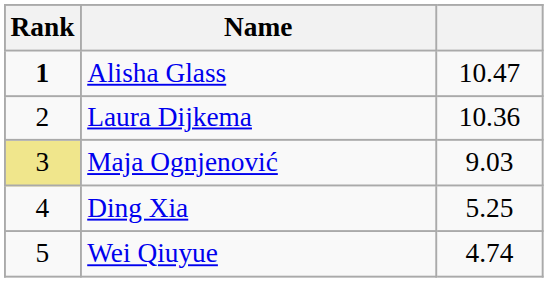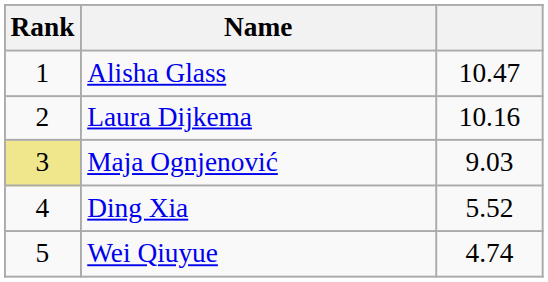(42, 72) bold -> (42, 72) normal
(490, 117) 10.36 -> (490, 117) 10.16
(490, 207) 5.25 -> (490, 207) 5.52
